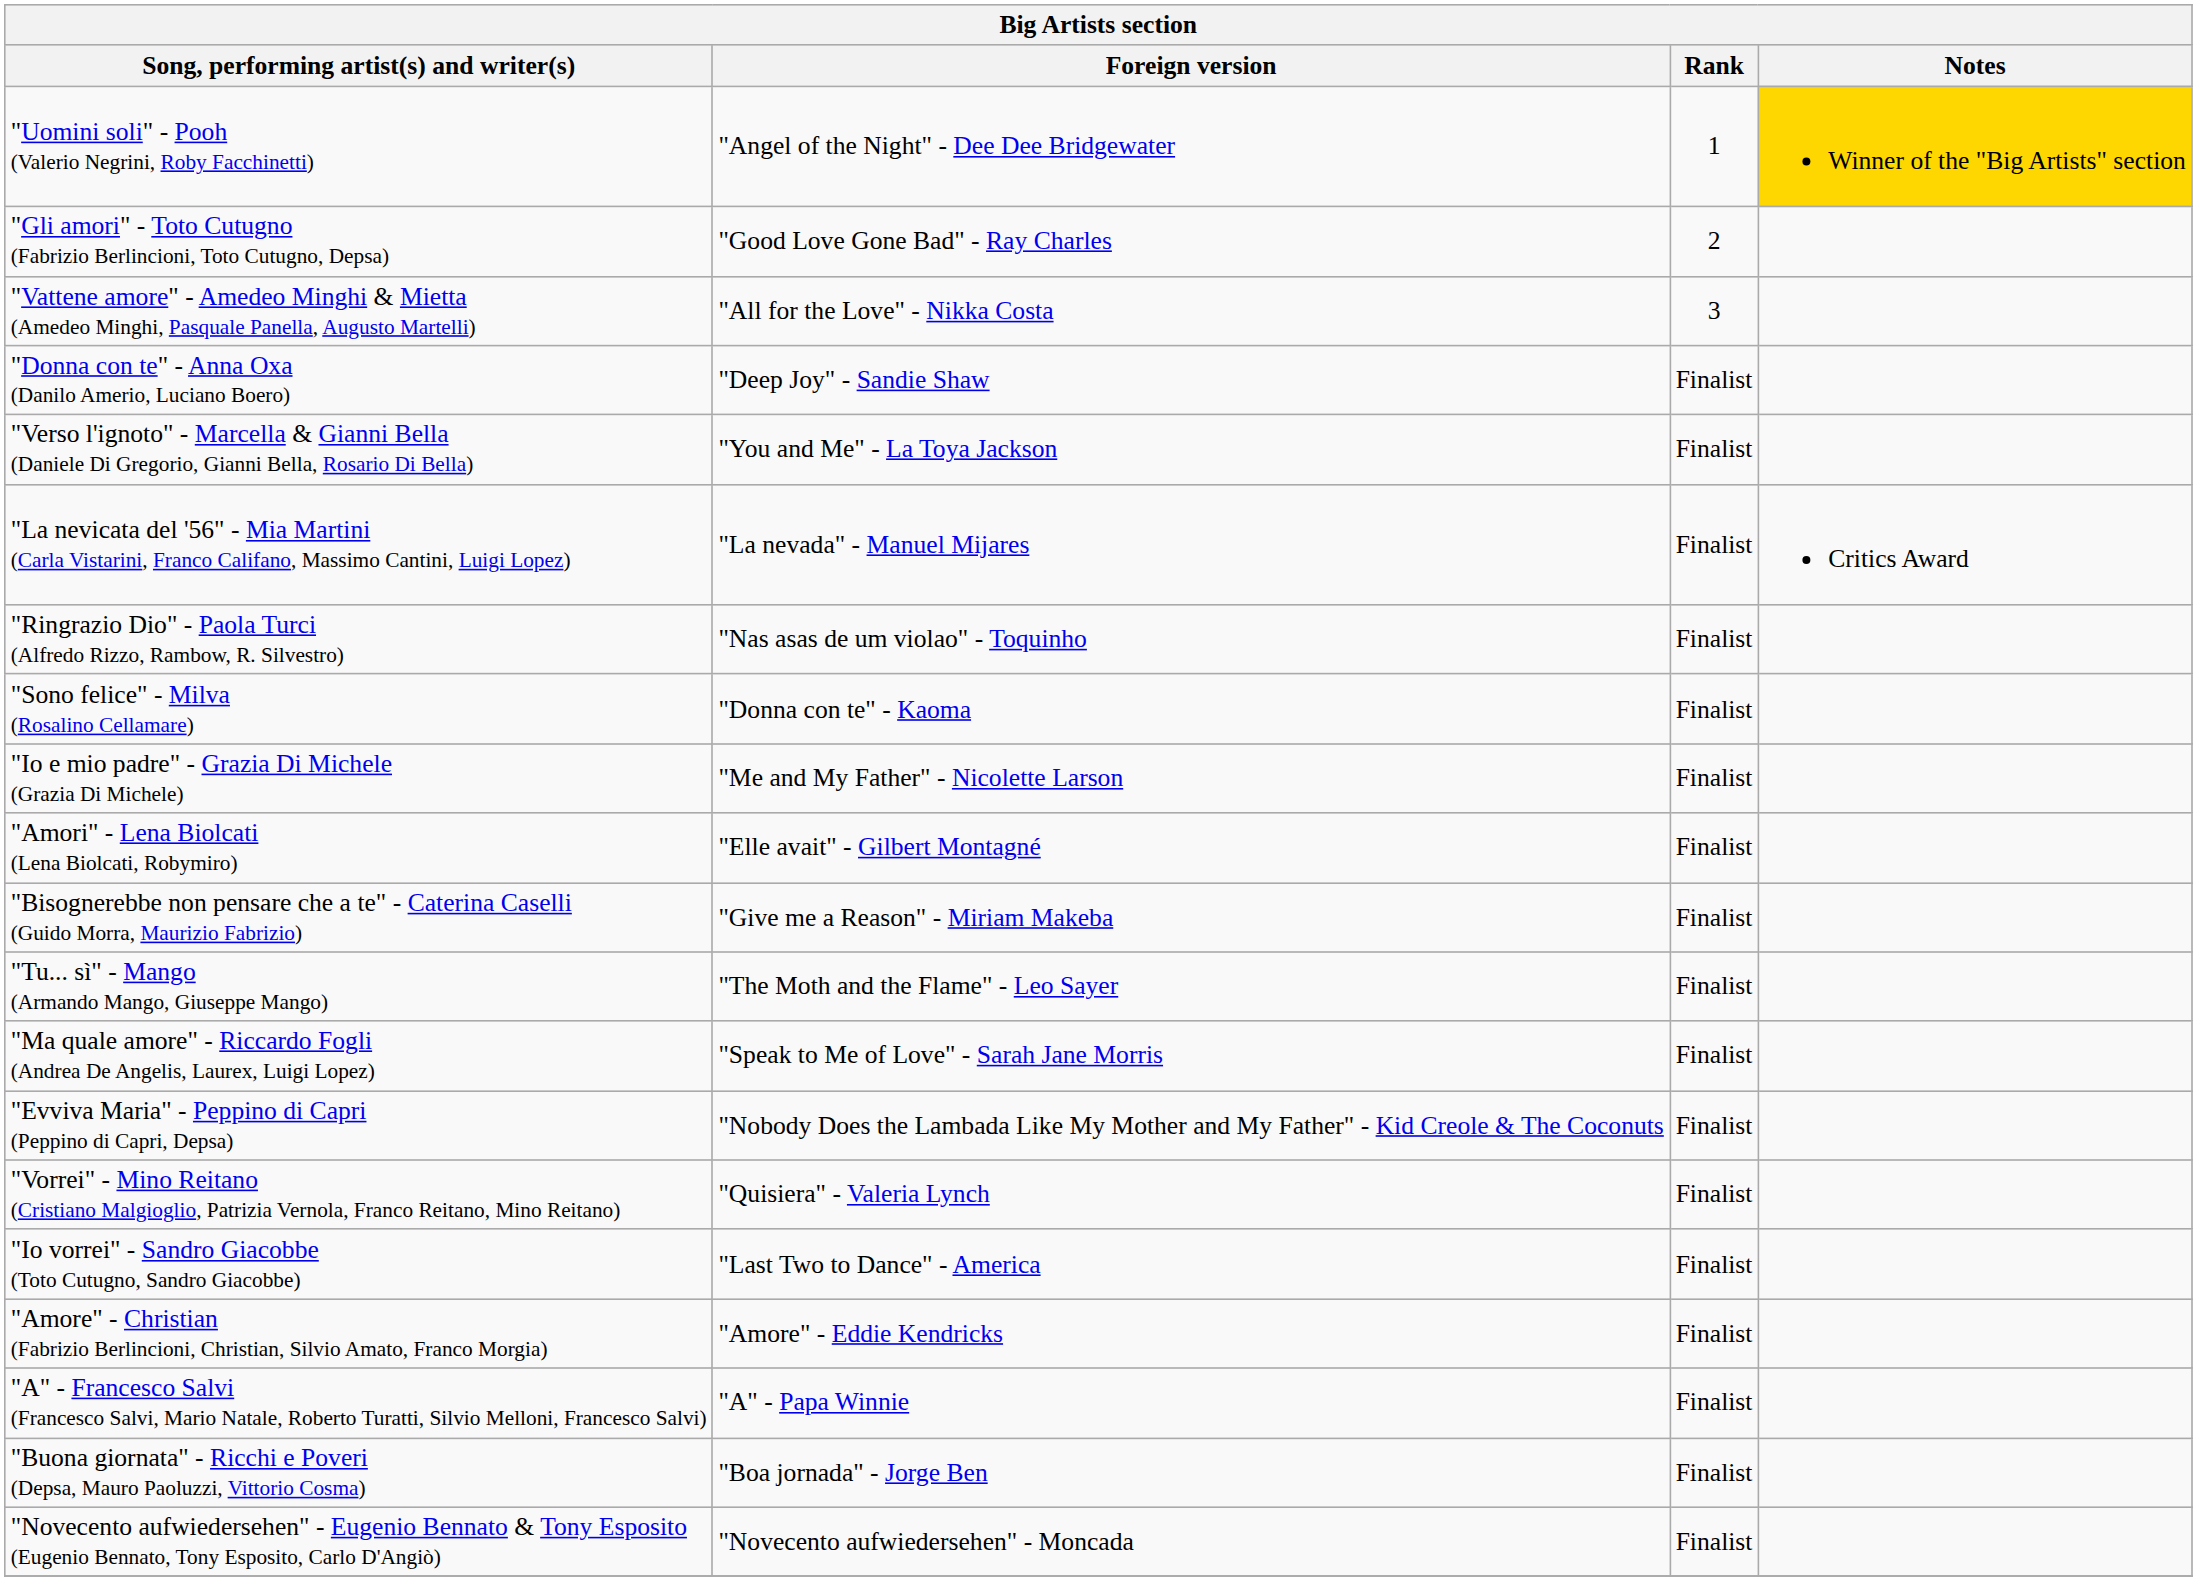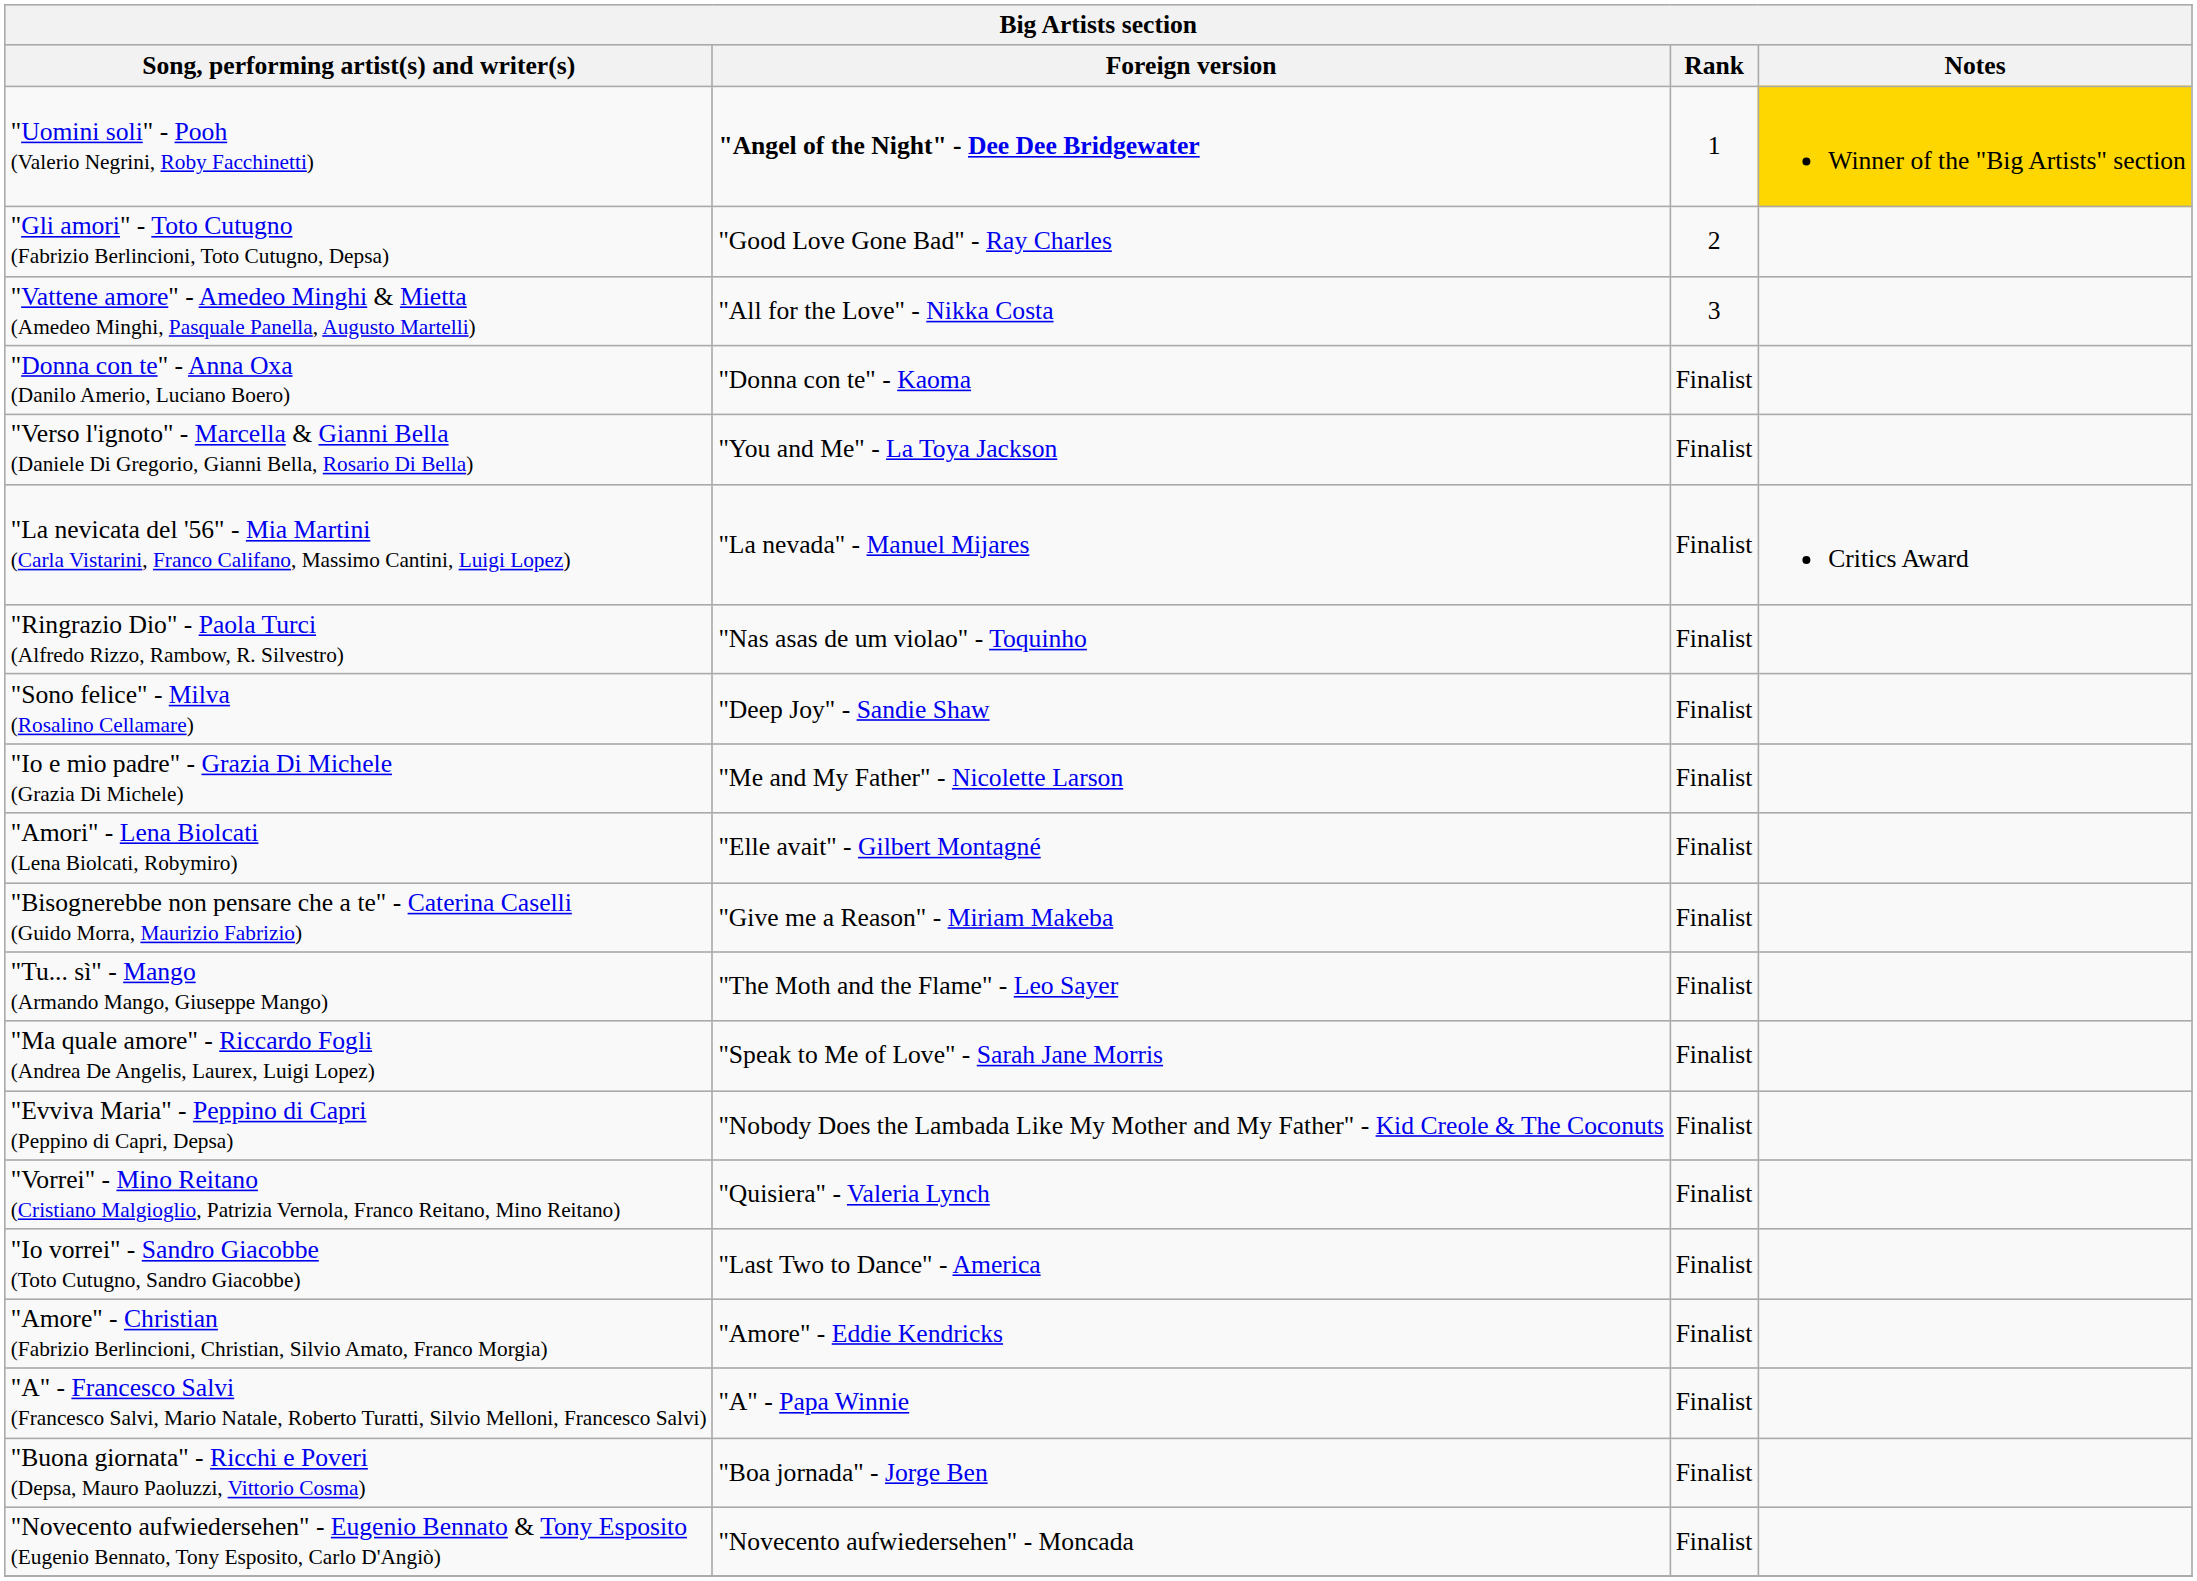(947, 146) normal -> (959, 146) bold
(854, 379) "Deep Joy" - Sandie Shaw -> (845, 379) "Donna con te" - Kaoma
(845, 708) "Donna con te" - Kaoma -> (854, 708) "Deep Joy" - Sandie Shaw
